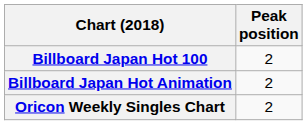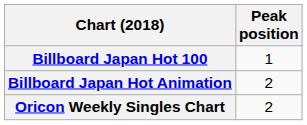(269, 58) 2 -> (269, 58) 1
